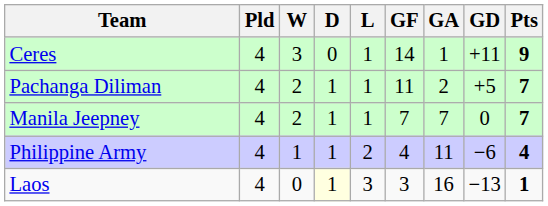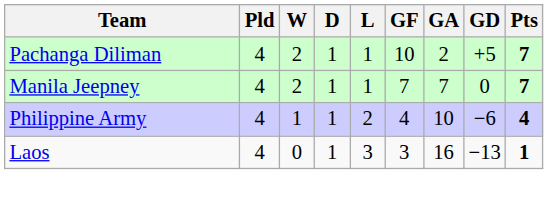- row: (33, 53)
(404, 86) 11 -> (404, 53) 10
(444, 151) 11 -> (444, 119) 10
(332, 184) lightyellow background -> (332, 151) no background
